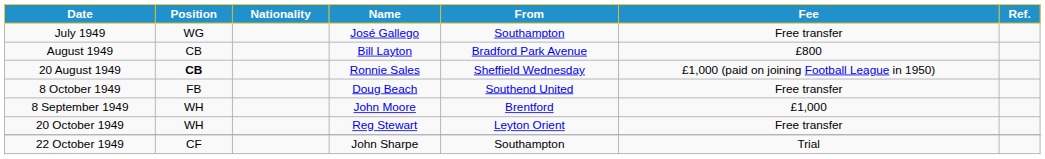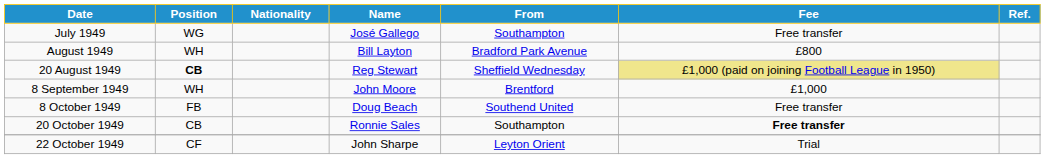(194, 51) CB -> (194, 51) WH
(385, 70) Ronnie Sales -> (385, 70) Reg Stewart
(809, 70) no background -> (809, 70) khaki background
rows swapped: (80, 107) <-> (80, 89)
(194, 126) WH -> (194, 126) CB
(385, 126) Reg Stewart -> (385, 126) Ronnie Sales
(529, 126) Leyton Orient -> (529, 126) Southampton
(809, 126) normal -> (809, 126) bold
(529, 145) Southampton -> (529, 145) Leyton Orient
